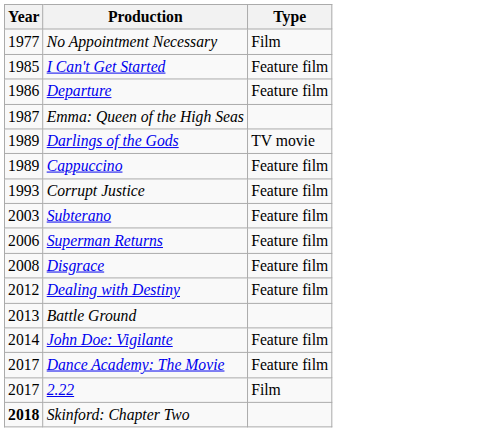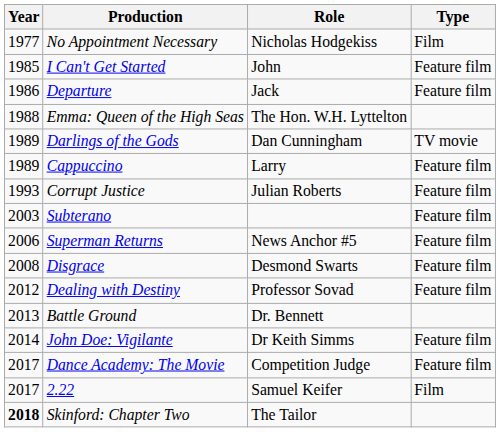+ column: (329, 16)
(24, 116) 1987 -> (24, 116) 1988
